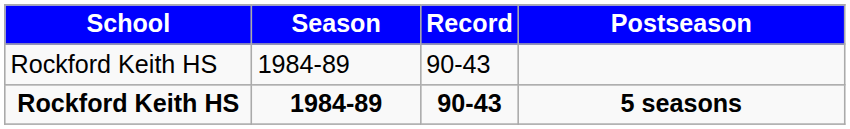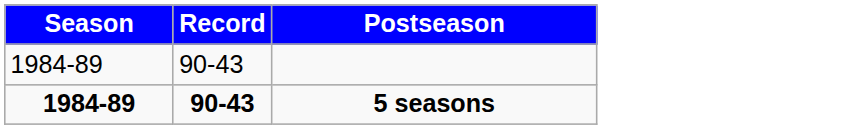- column: (128, 24)
